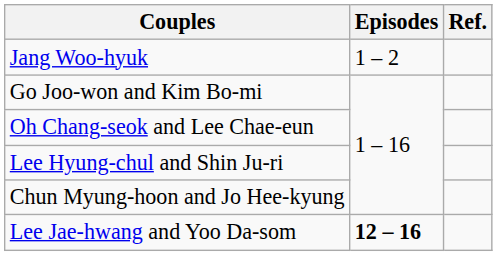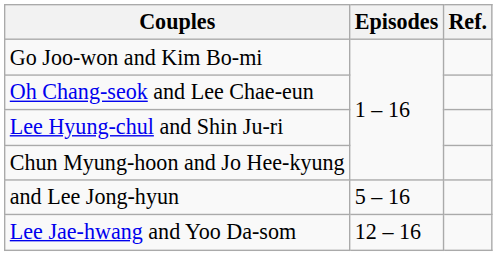- row: (79, 57)
+ row: (94, 197)
(388, 232) bold -> (388, 232) normal
